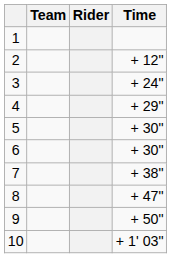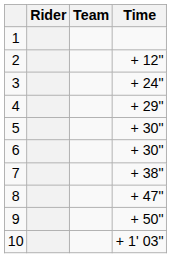columns swapped: (91, 15) <-> (48, 15)
